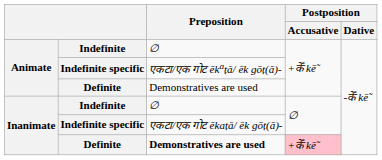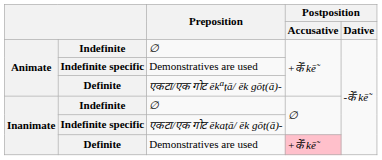(215, 67) एकटा/एक गोट ēkaṭā/ ēk gōṭ(ā)- -> (204, 66) Demonstratives are used
(204, 87) Demonstratives are used -> (215, 85) एकटा/एक गोट ēkaṭā/ ēk gōṭ(ā)-
(207, 145) bold -> (204, 145) normal
